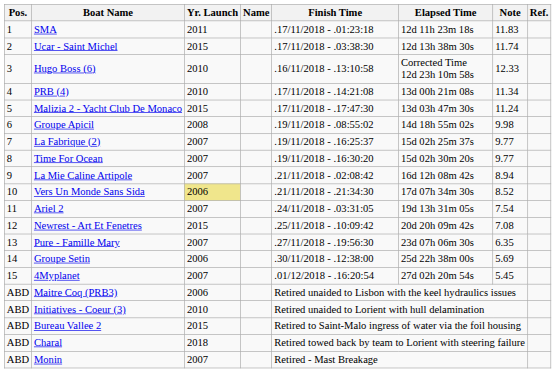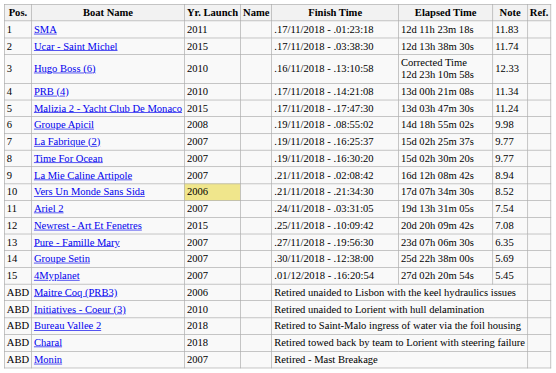(197, 259) 2006 -> (197, 259) 2007
(197, 326) 2015 -> (197, 326) 2018
